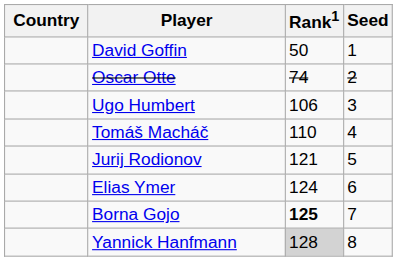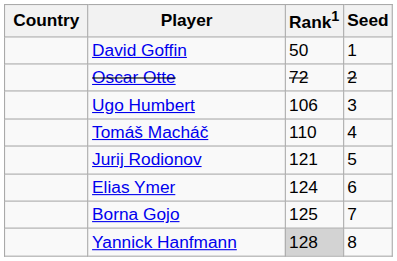(299, 77) 74 -> (299, 77) 72
(303, 214) bold -> (303, 214) normal
